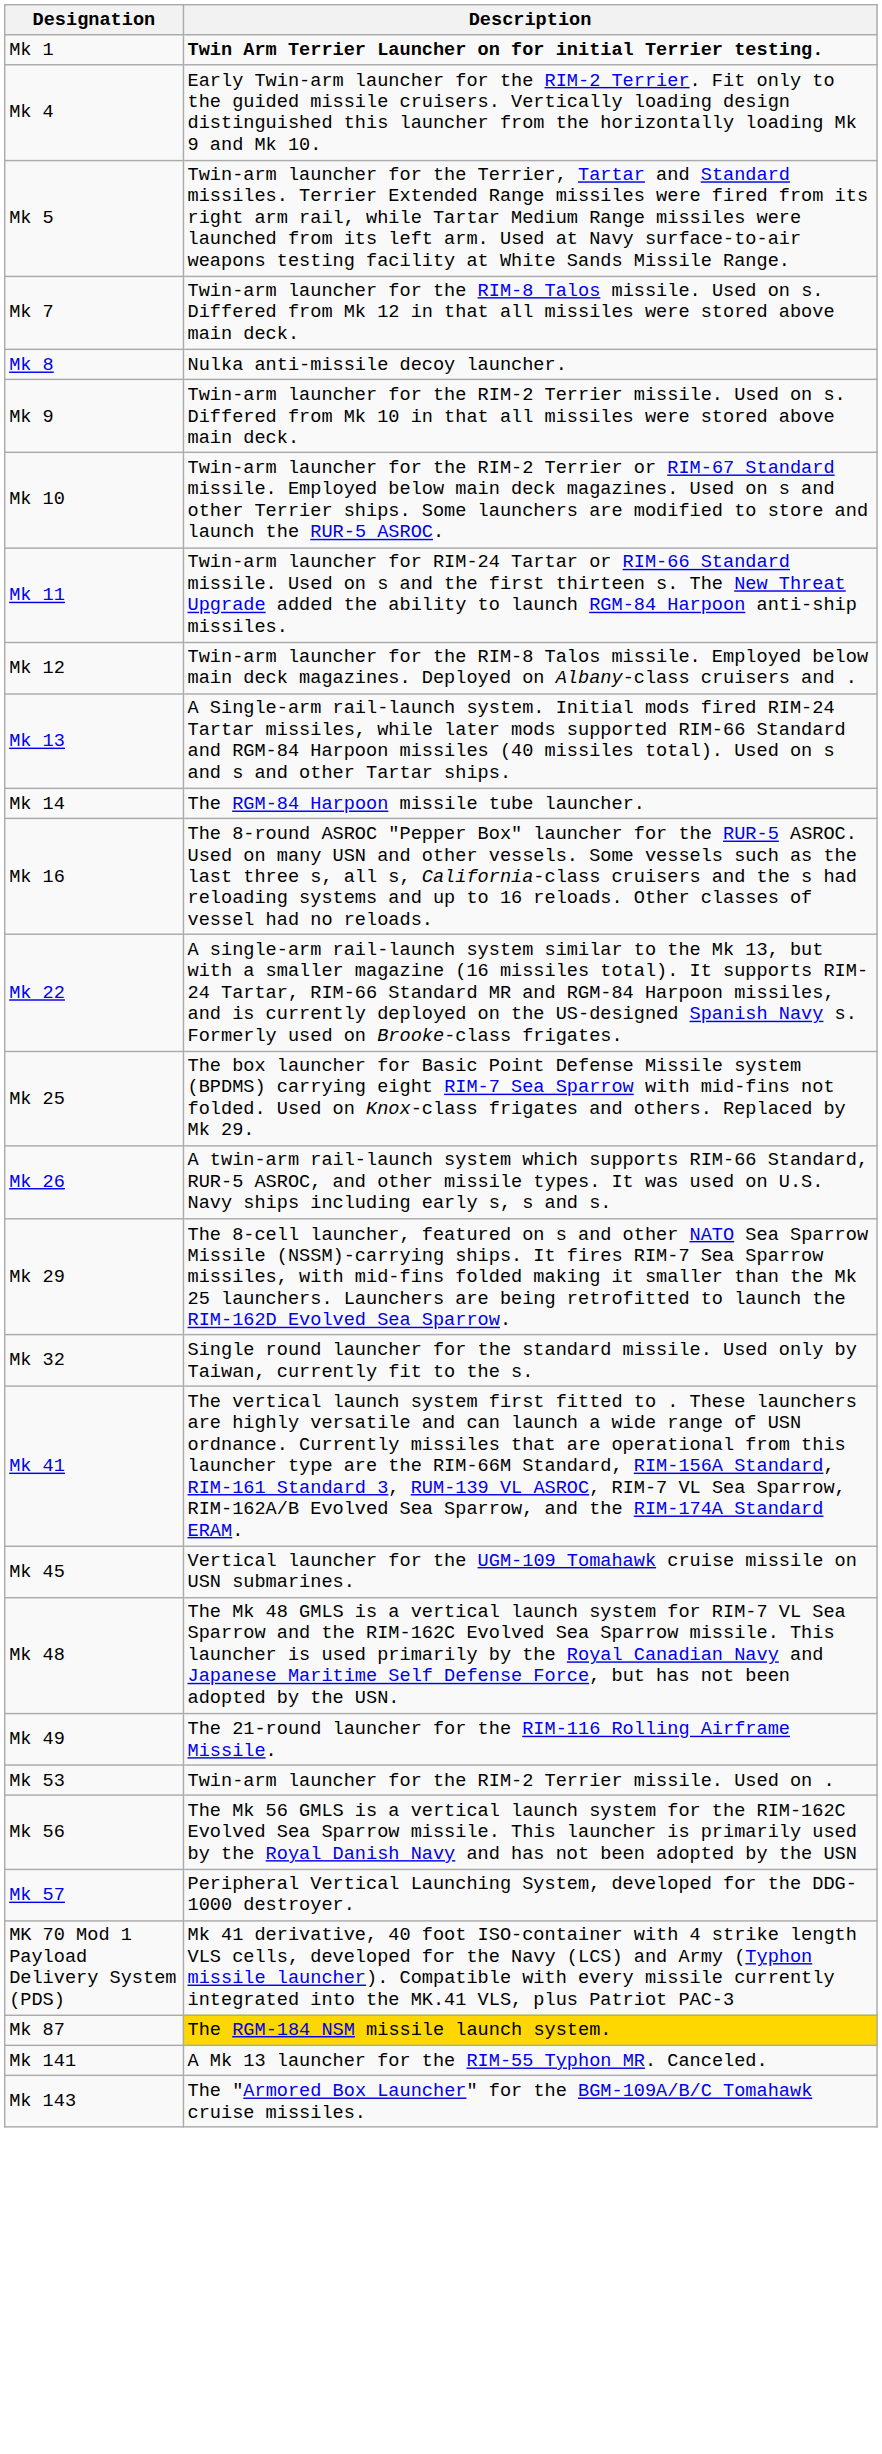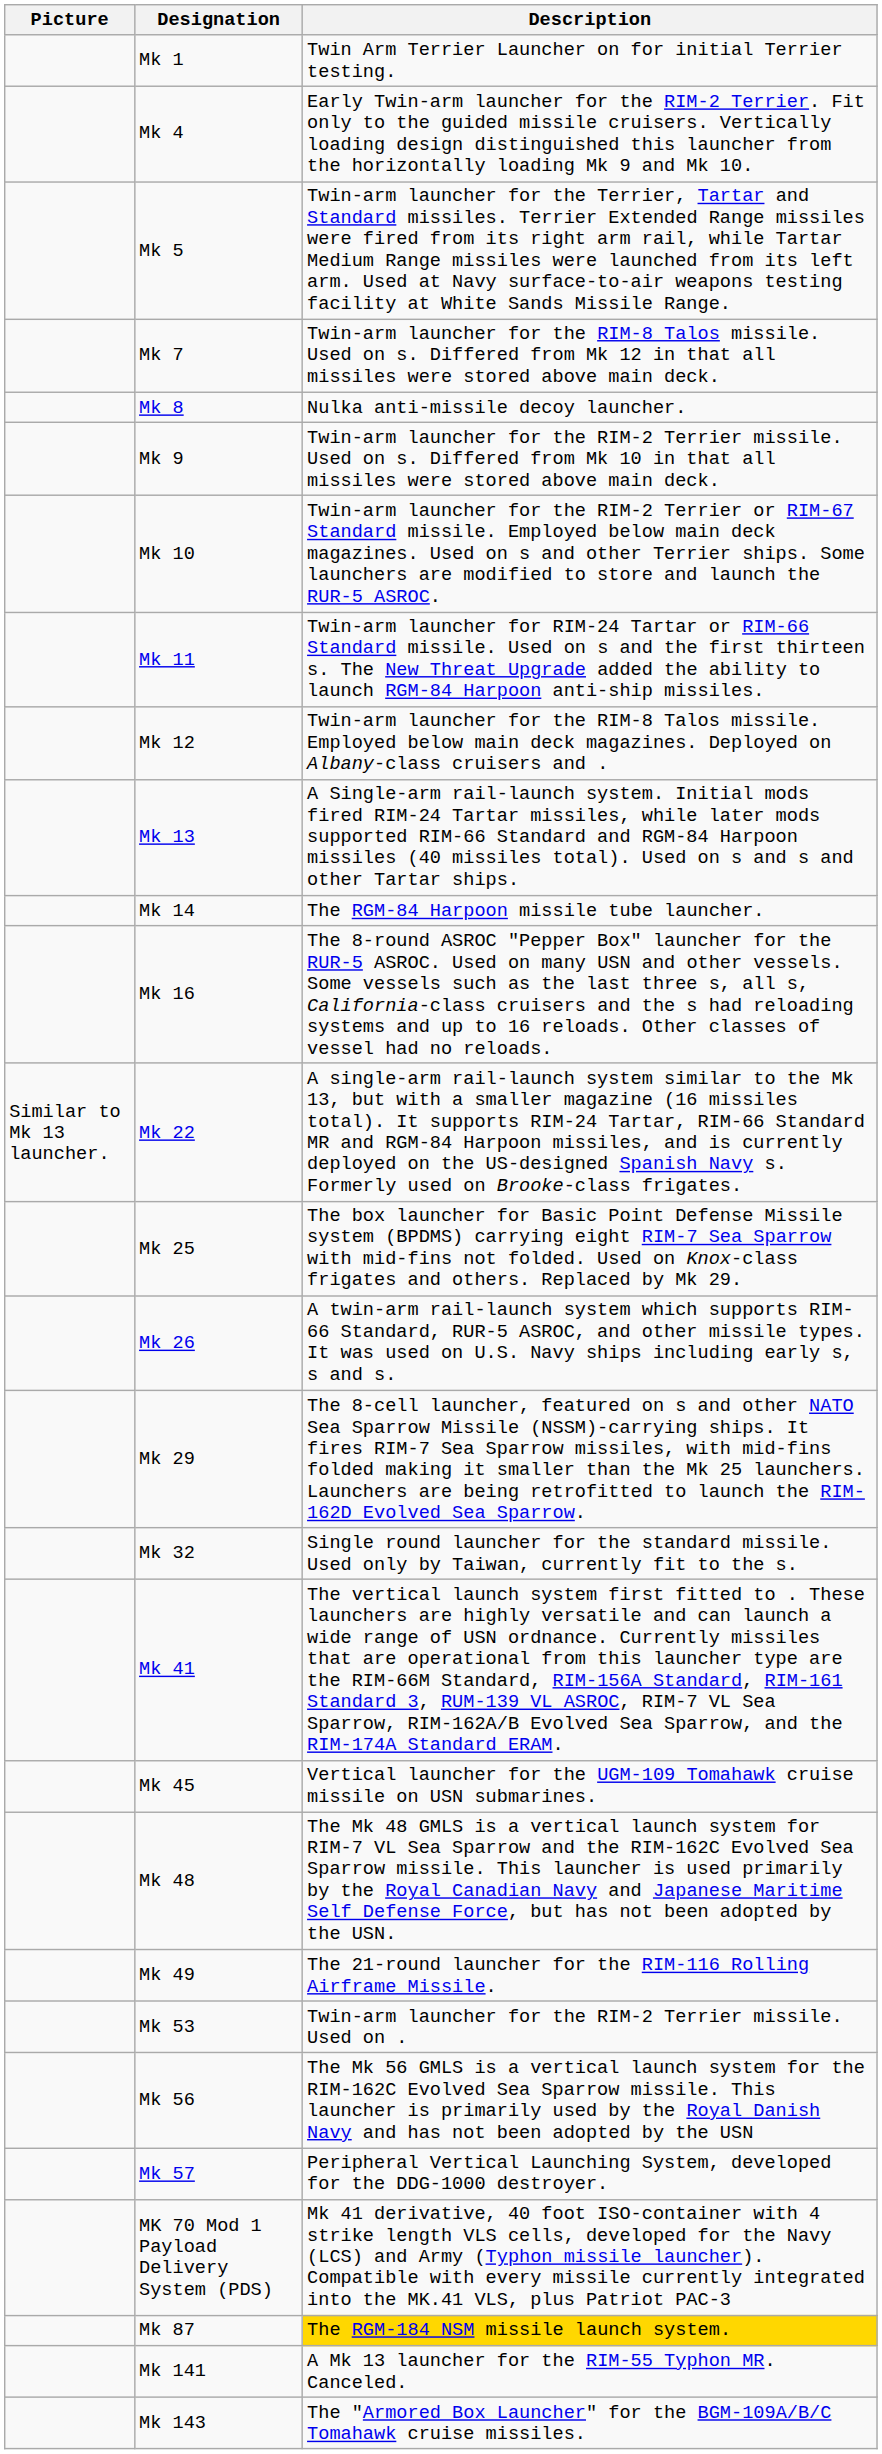+ column: (70, 20)
(505, 50) bold -> (575, 61) normal
